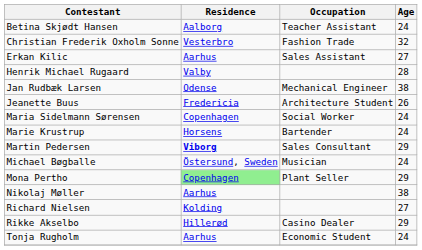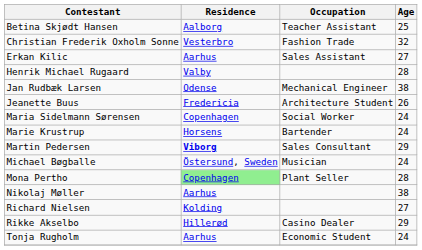(403, 27) 24 -> (403, 27) 25
(403, 177) 29 -> (403, 177) 28
